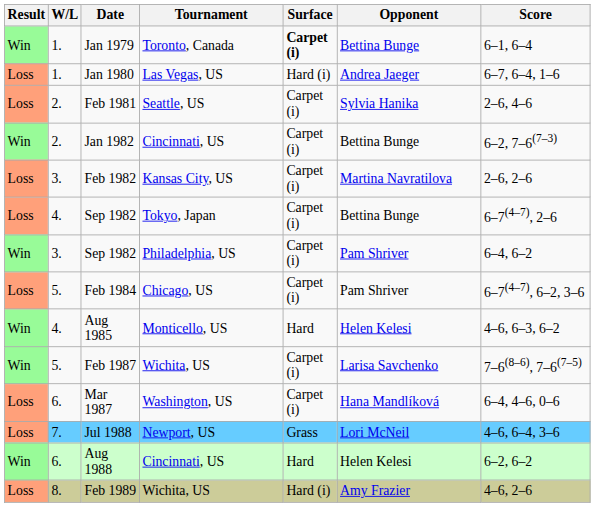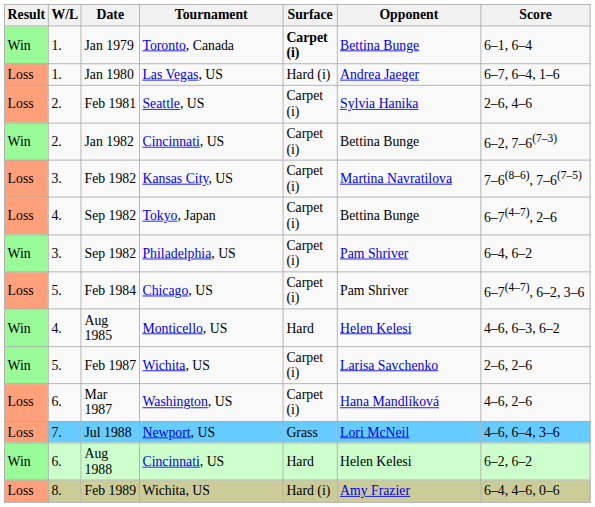(508, 178) 2–6, 2–6 -> (533, 178) 7–6(8–6), 7–6(7–5)
(533, 365) 7–6(8–6), 7–6(7–5) -> (508, 365) 2–6, 2–6
(522, 402) 6–4, 4–6, 0–6 -> (508, 402) 4–6, 2–6
(508, 491) 4–6, 2–6 -> (522, 491) 6–4, 4–6, 0–6
